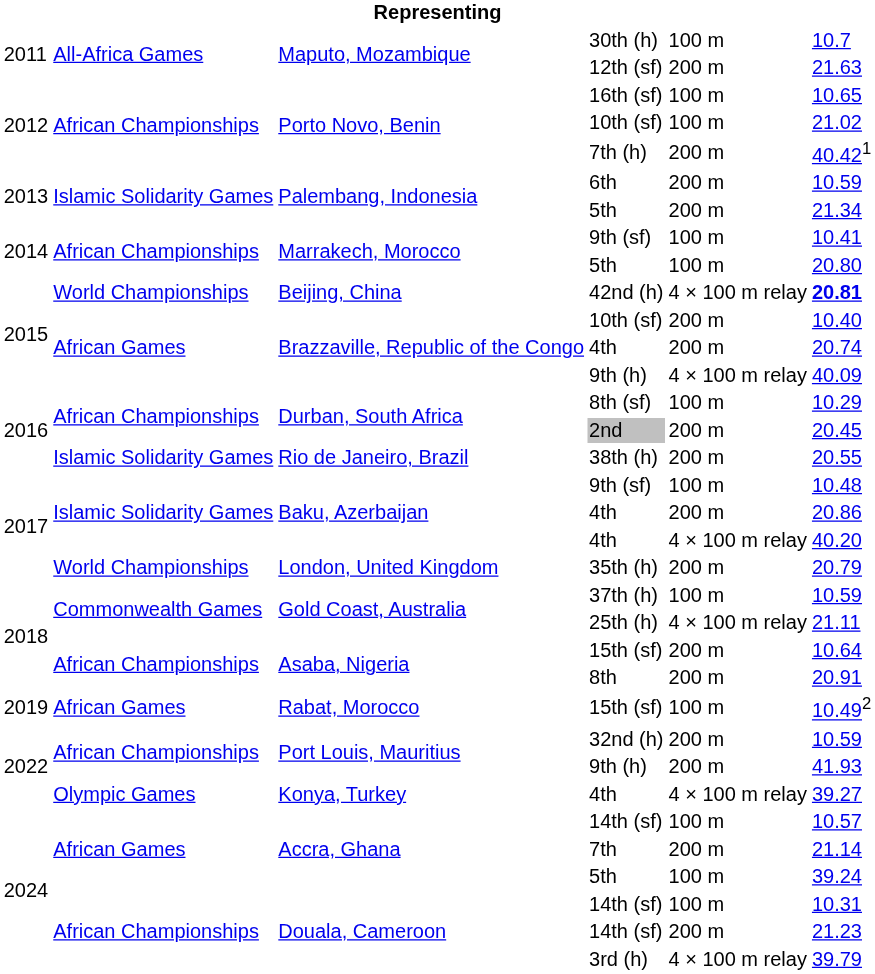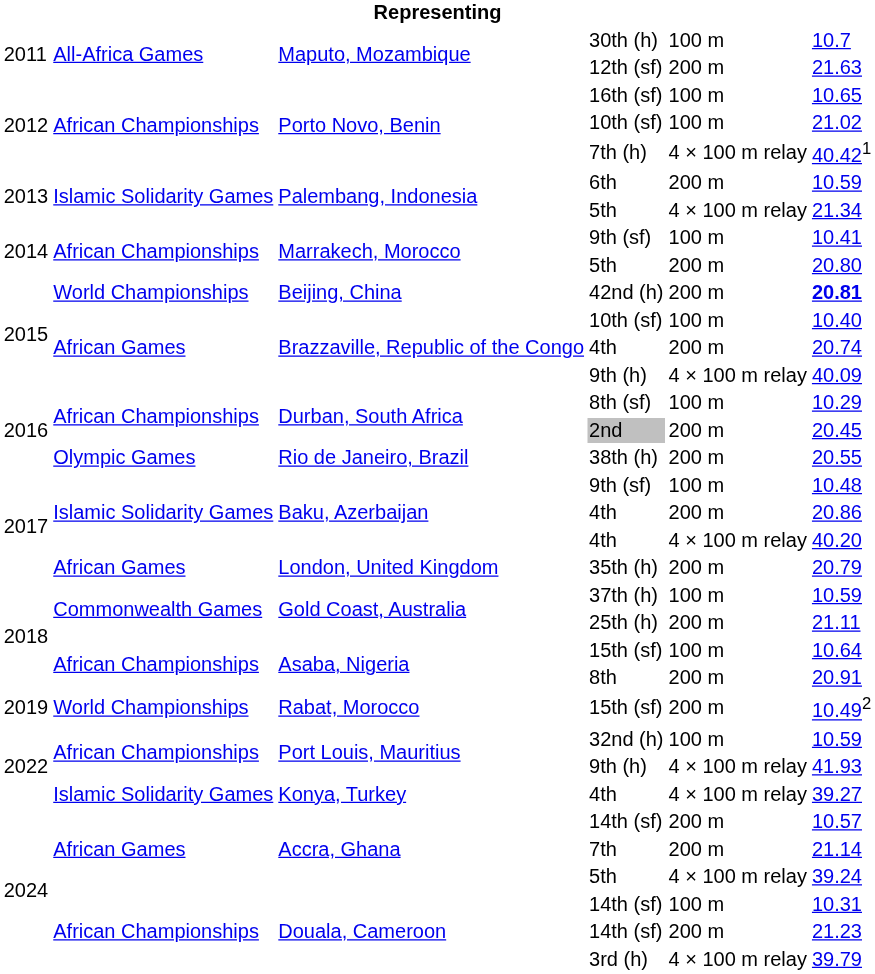(696, 153) 200 m -> (738, 153) 4 × 100 m relay
(696, 210) 200 m -> (738, 210) 4 × 100 m relay
(696, 265) 100 m -> (696, 265) 200 m
(738, 293) 4 × 100 m relay -> (696, 293) 200 m
(696, 320) 200 m -> (696, 320) 100 m
(163, 458) Islamic Solidarity Games -> (124, 458) Olympic Games
(151, 568) World Championships -> (119, 568) African Games
(738, 623) 4 × 100 m relay -> (696, 623) 200 m
(696, 650) 200 m -> (696, 650) 100 m
(119, 708) African Games -> (151, 708) World Championships
(696, 708) 100 m -> (696, 708) 200 m
(696, 738) 200 m -> (696, 738) 100 m
(696, 766) 200 m -> (738, 766) 4 × 100 m relay
(124, 793) Olympic Games -> (163, 793) Islamic Solidarity Games
(696, 821) 100 m -> (696, 821) 200 m
(696, 876) 100 m -> (738, 876) 4 × 100 m relay
